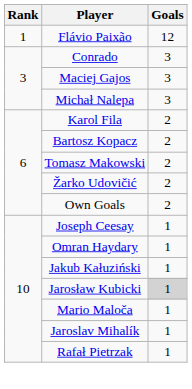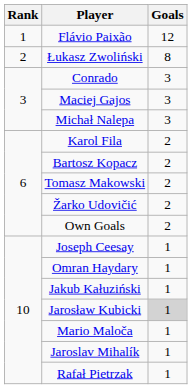+ row: (95, 57)
